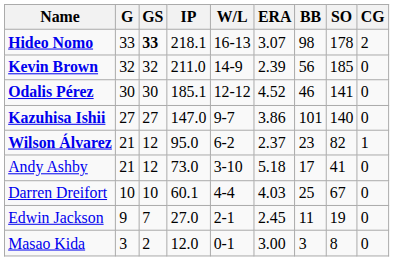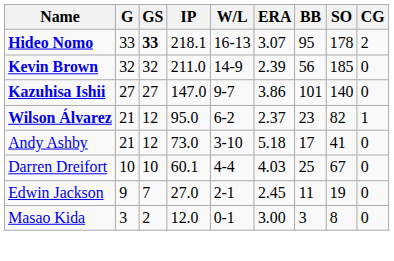(307, 42) 98 -> (307, 42) 95
- row: (51, 92)
